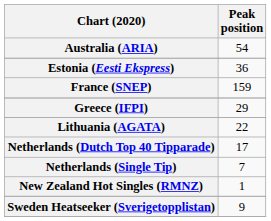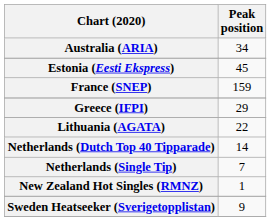(242, 48) 54 -> (242, 48) 34
(242, 68) 36 -> (242, 68) 45
(242, 147) 17 -> (242, 147) 14
